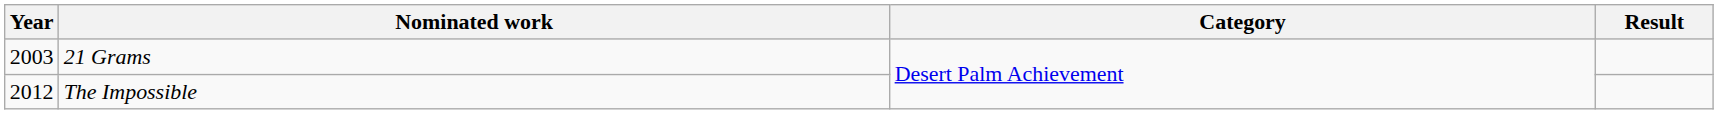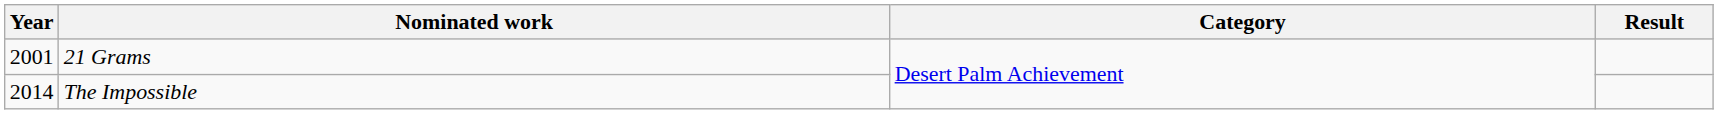(32, 56) 2003 -> (32, 56) 2001
(32, 91) 2012 -> (32, 91) 2014
